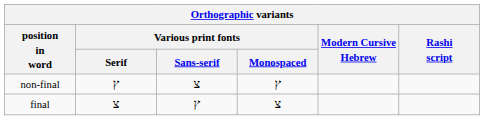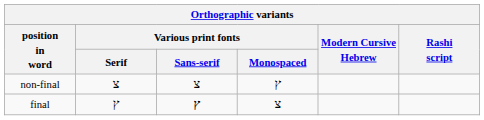(116, 84) ץ -> (116, 84) צ
(116, 104) צ -> (116, 104) ץ
(197, 104) normal -> (197, 104) bold
